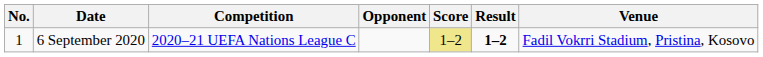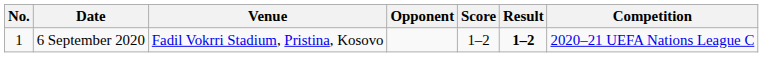columns swapped: (638, 16) <-> (254, 16)
(451, 39) khaki background -> (479, 39) no background
